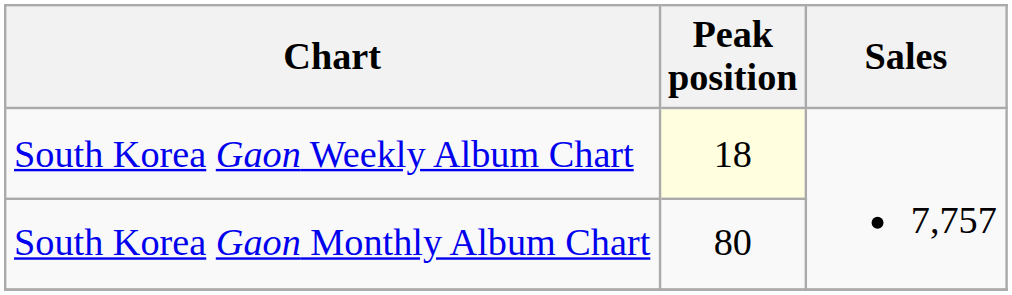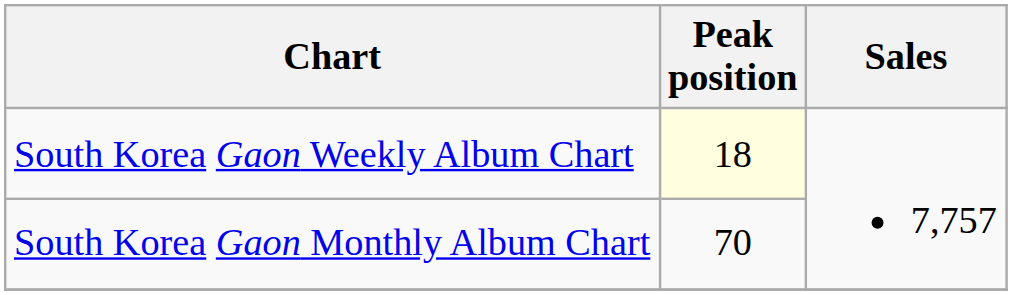(733, 243) 80 -> (733, 243) 70
